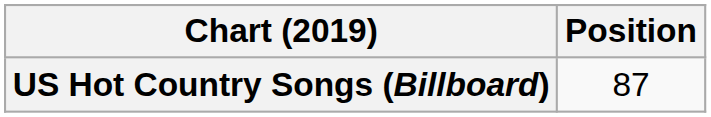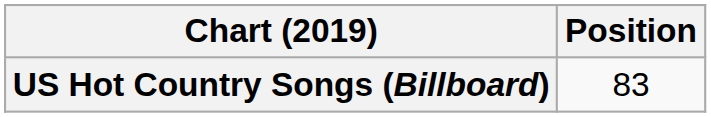(631, 84) 87 -> (631, 84) 83
